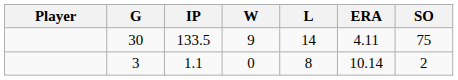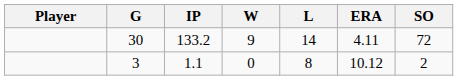(193, 39) 133.5 -> (193, 39) 133.2
(424, 39) 75 -> (424, 39) 72
(366, 63) 10.14 -> (366, 63) 10.12
